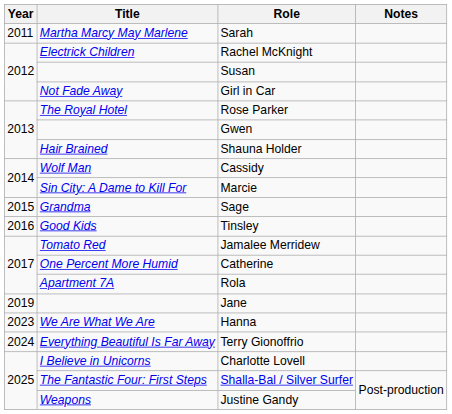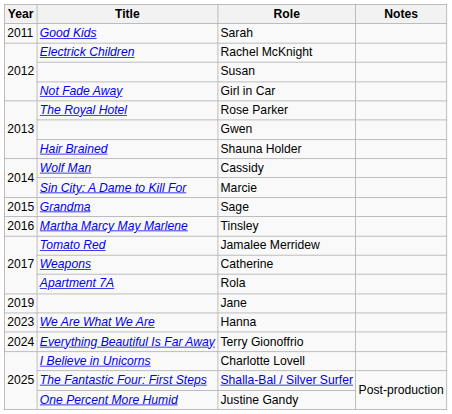(114, 33) Martha Marcy May Marlene -> (68, 33) Good Kids
(68, 226) Good Kids -> (114, 226) Martha Marcy May Marlene
(109, 264) One Percent More Humid -> (65, 264) Weapons
(65, 399) Weapons -> (109, 399) One Percent More Humid
